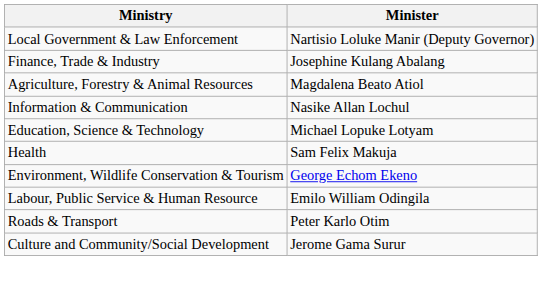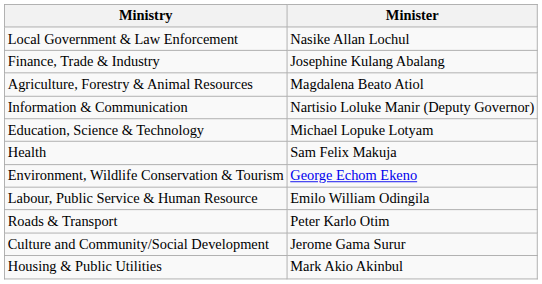(412, 38) Nartisio Loluke Manir (Deputy Governor) -> (350, 38) Nasike Allan Lochul
(350, 107) Nasike Allan Lochul -> (412, 107) Nartisio Loluke Manir (Deputy Governor)
+ row: (85, 267)
